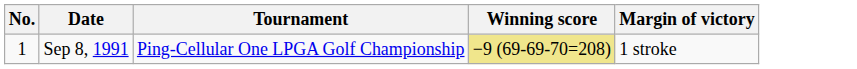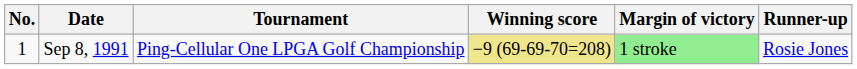+ column: (806, 19)
(648, 49) no background -> (648, 49) lightgreen background
